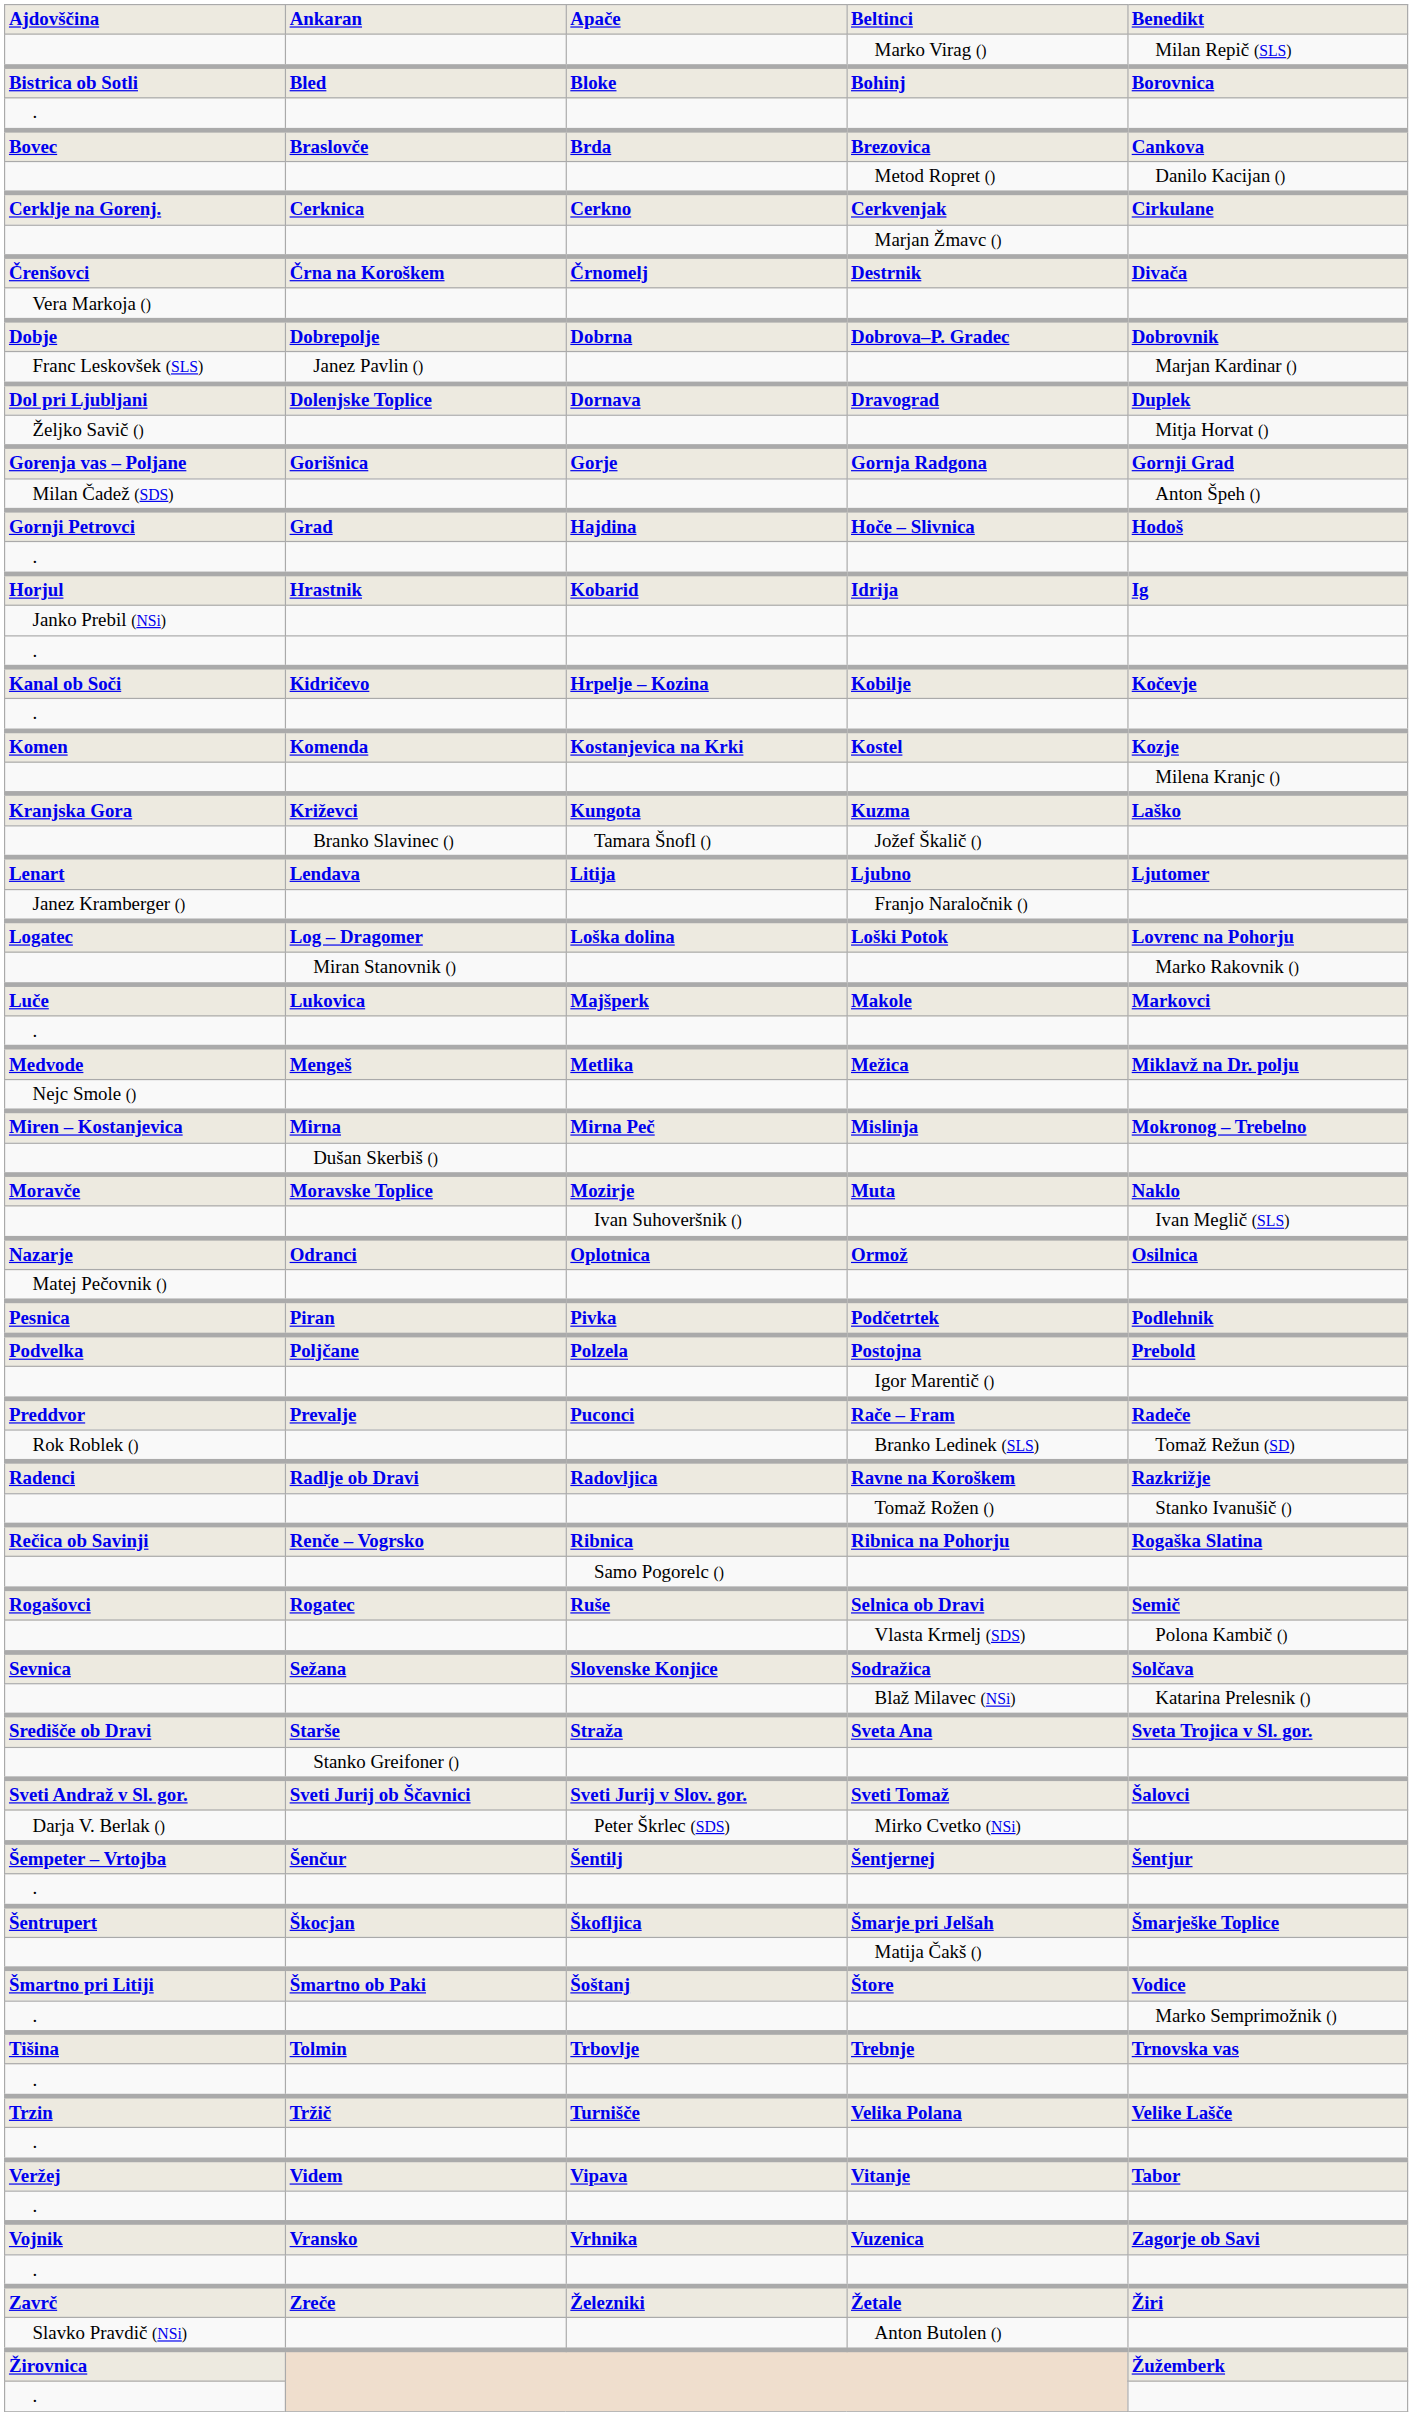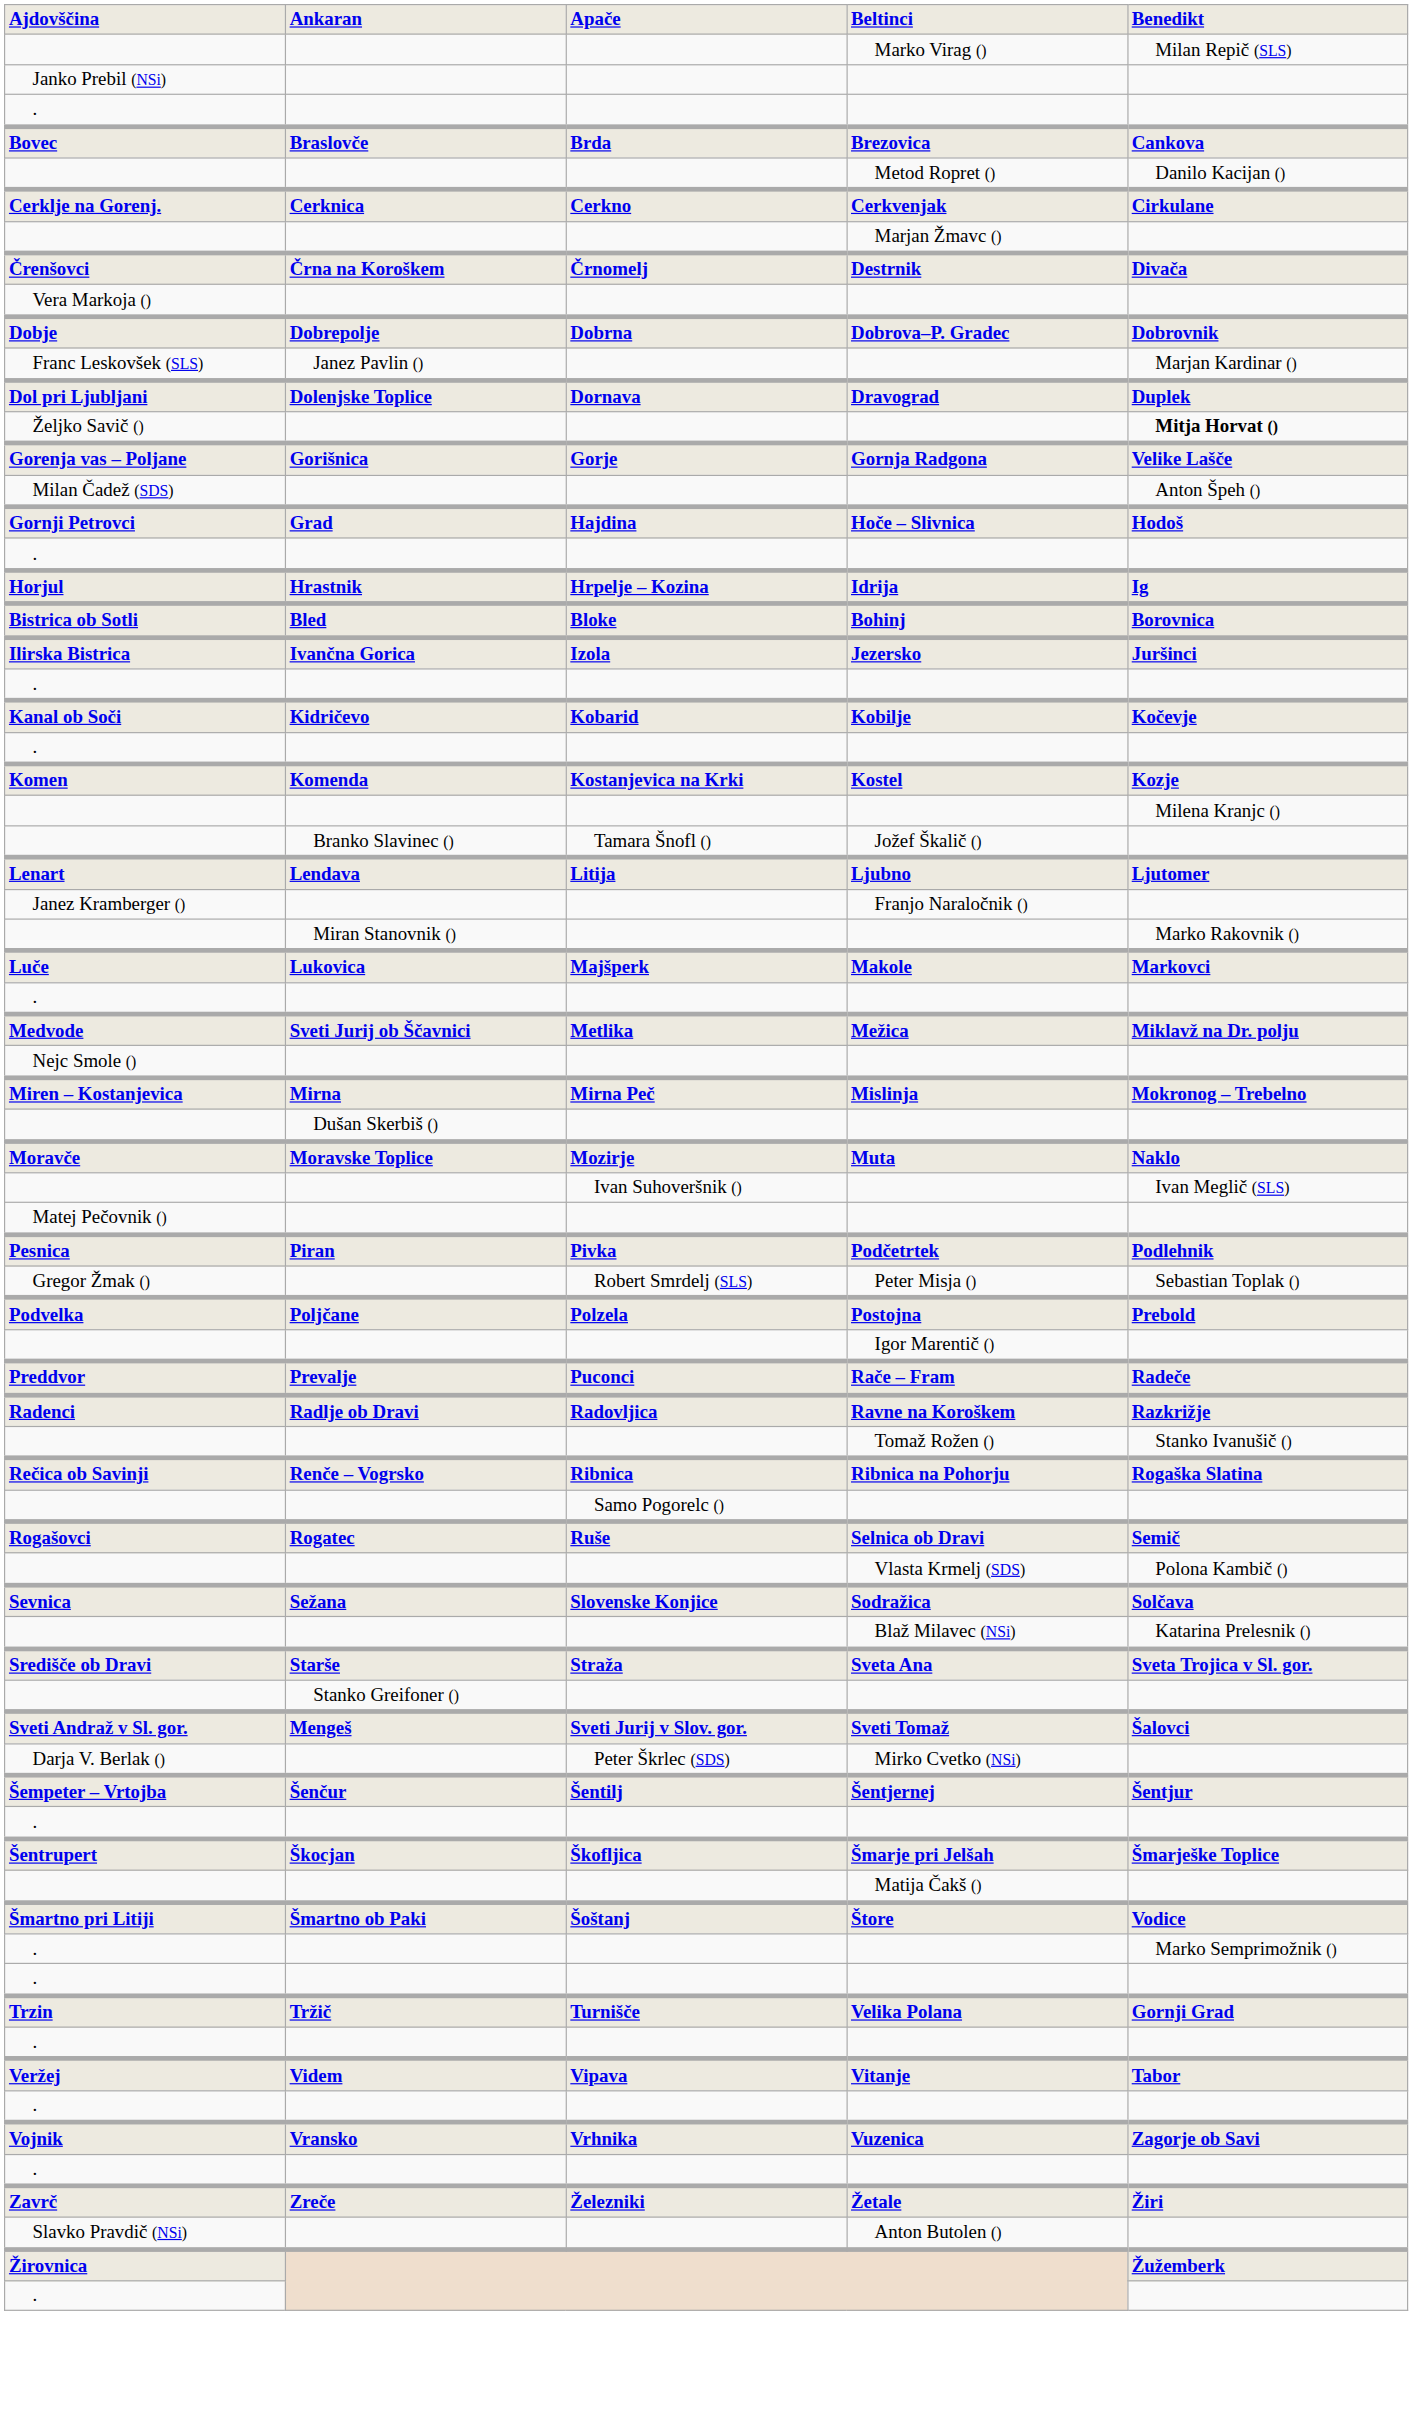rows swapped: (73, 82) <-> (88, 620)
(1200, 429) normal -> (1205, 426) bold
(1183, 463) Gornji Grad -> (1182, 459) Velike Lašče
(604, 590) Kobarid -> (640, 586) Hrpelje – Kozina
+ row: (70, 653)
(640, 683) Hrpelje – Kozina -> (604, 717) Kobarid
- row: (71, 810)
- row: (41, 937)
(321, 1064) Mengeš -> (380, 1030) Sveti Jurij ob Ščavnici
- row: (41, 1254)
+ row: (79, 1280)
- row: (74, 1444)
(380, 1795) Sveti Jurij ob Ščavnici -> (321, 1728) Mengeš
- row: (34, 2049)
(1182, 2112) Velike Lašče -> (1183, 2012) Gornji Grad
